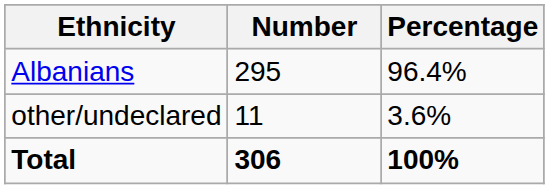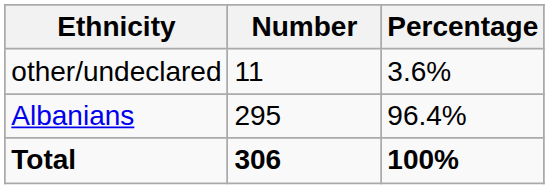rows swapped: (73, 71) <-> (116, 115)
